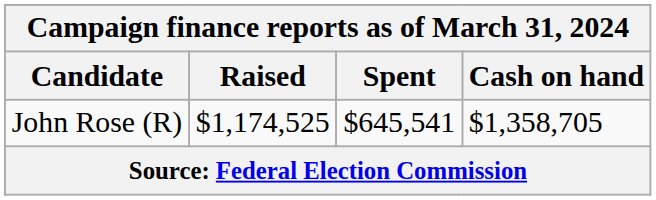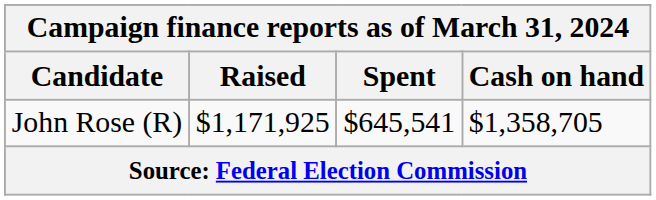(263, 122) $1,174,525 -> (263, 122) $1,171,925
